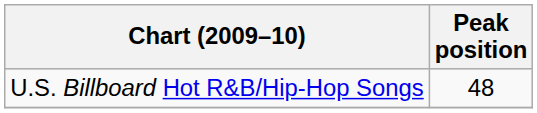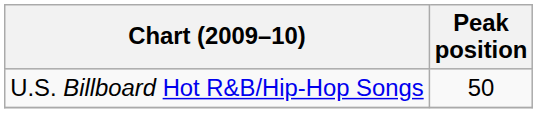(481, 88) 48 -> (481, 88) 50
